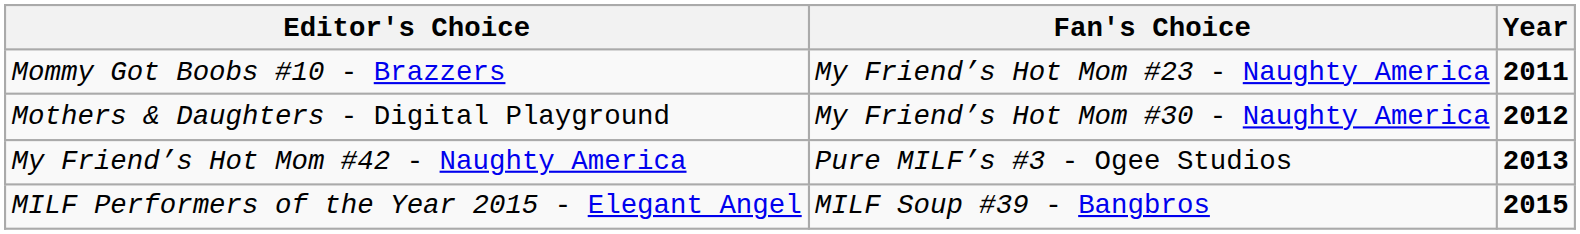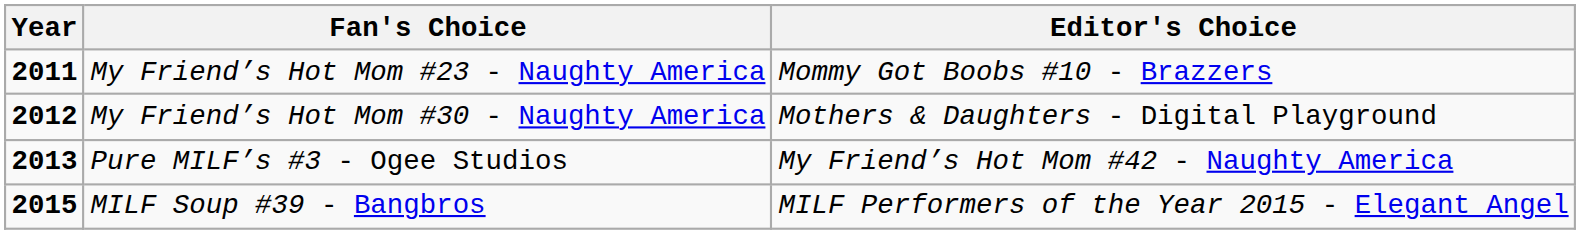columns swapped: (1536, 27) <-> (407, 27)
